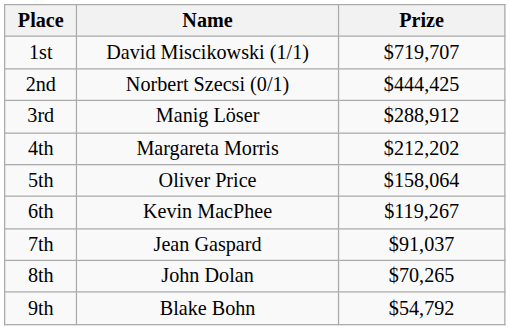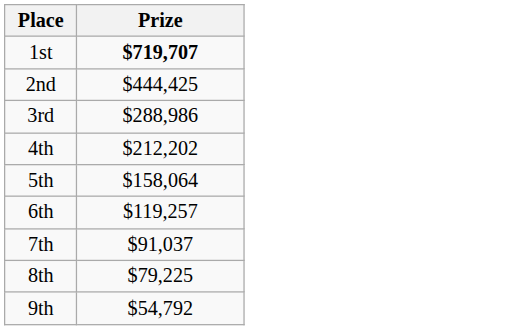- column: (208, 20)
(422, 52) normal -> (160, 52) bold
(422, 116) $288,912 -> (160, 116) $288,986
(422, 212) $119,267 -> (160, 212) $119,257
(422, 276) $70,265 -> (160, 276) $79,225
